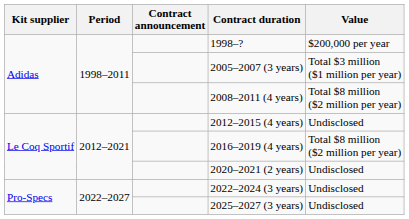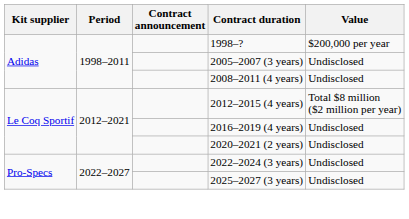(355, 67) Total $3 million ($1 million per year) -> (336, 61) Undisclosed
(355, 98) Total $8 million ($2 million per year) -> (336, 79) Undisclosed
(336, 122) Undisclosed -> (355, 103) Total $8 million ($2 million per year)
(355, 146) Total $8 million ($2 million per year) -> (336, 127) Undisclosed
